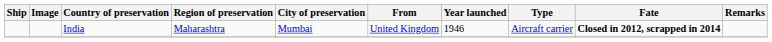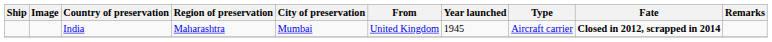(454, 28) 1946 -> (454, 28) 1945
